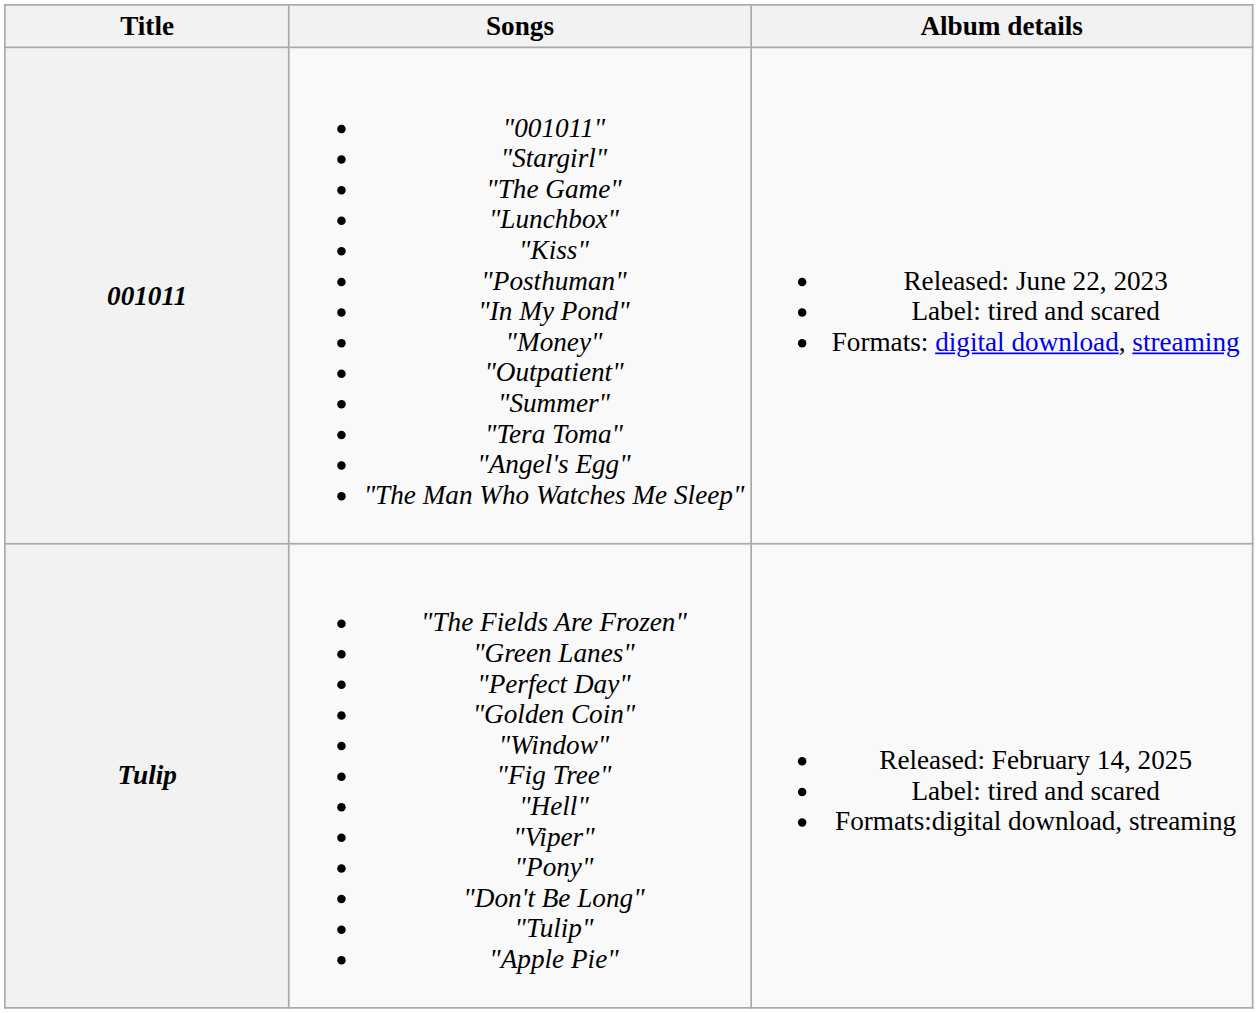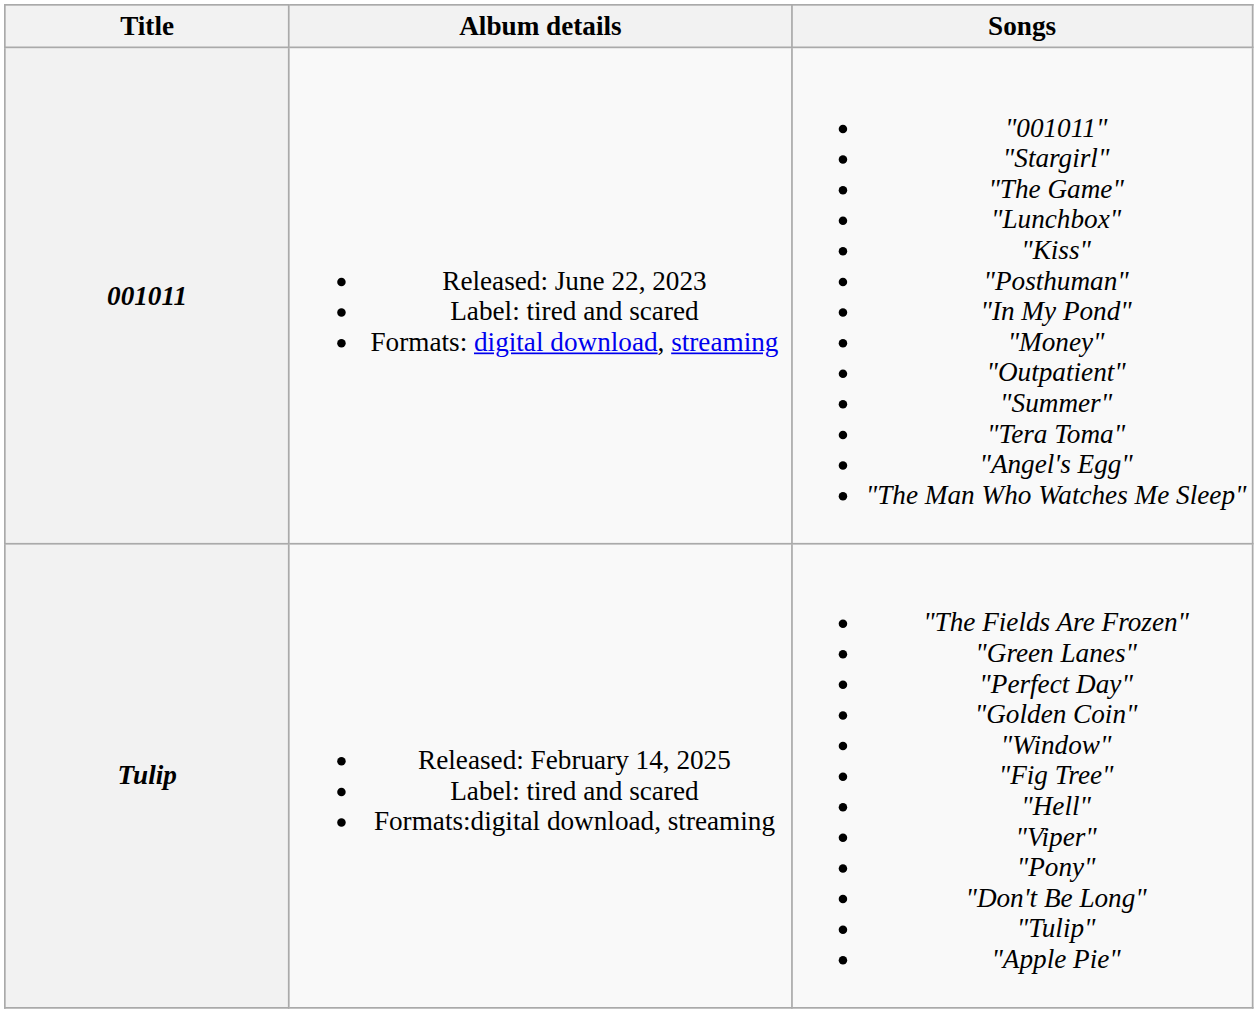columns swapped: (520, 26) <-> (1002, 26)
